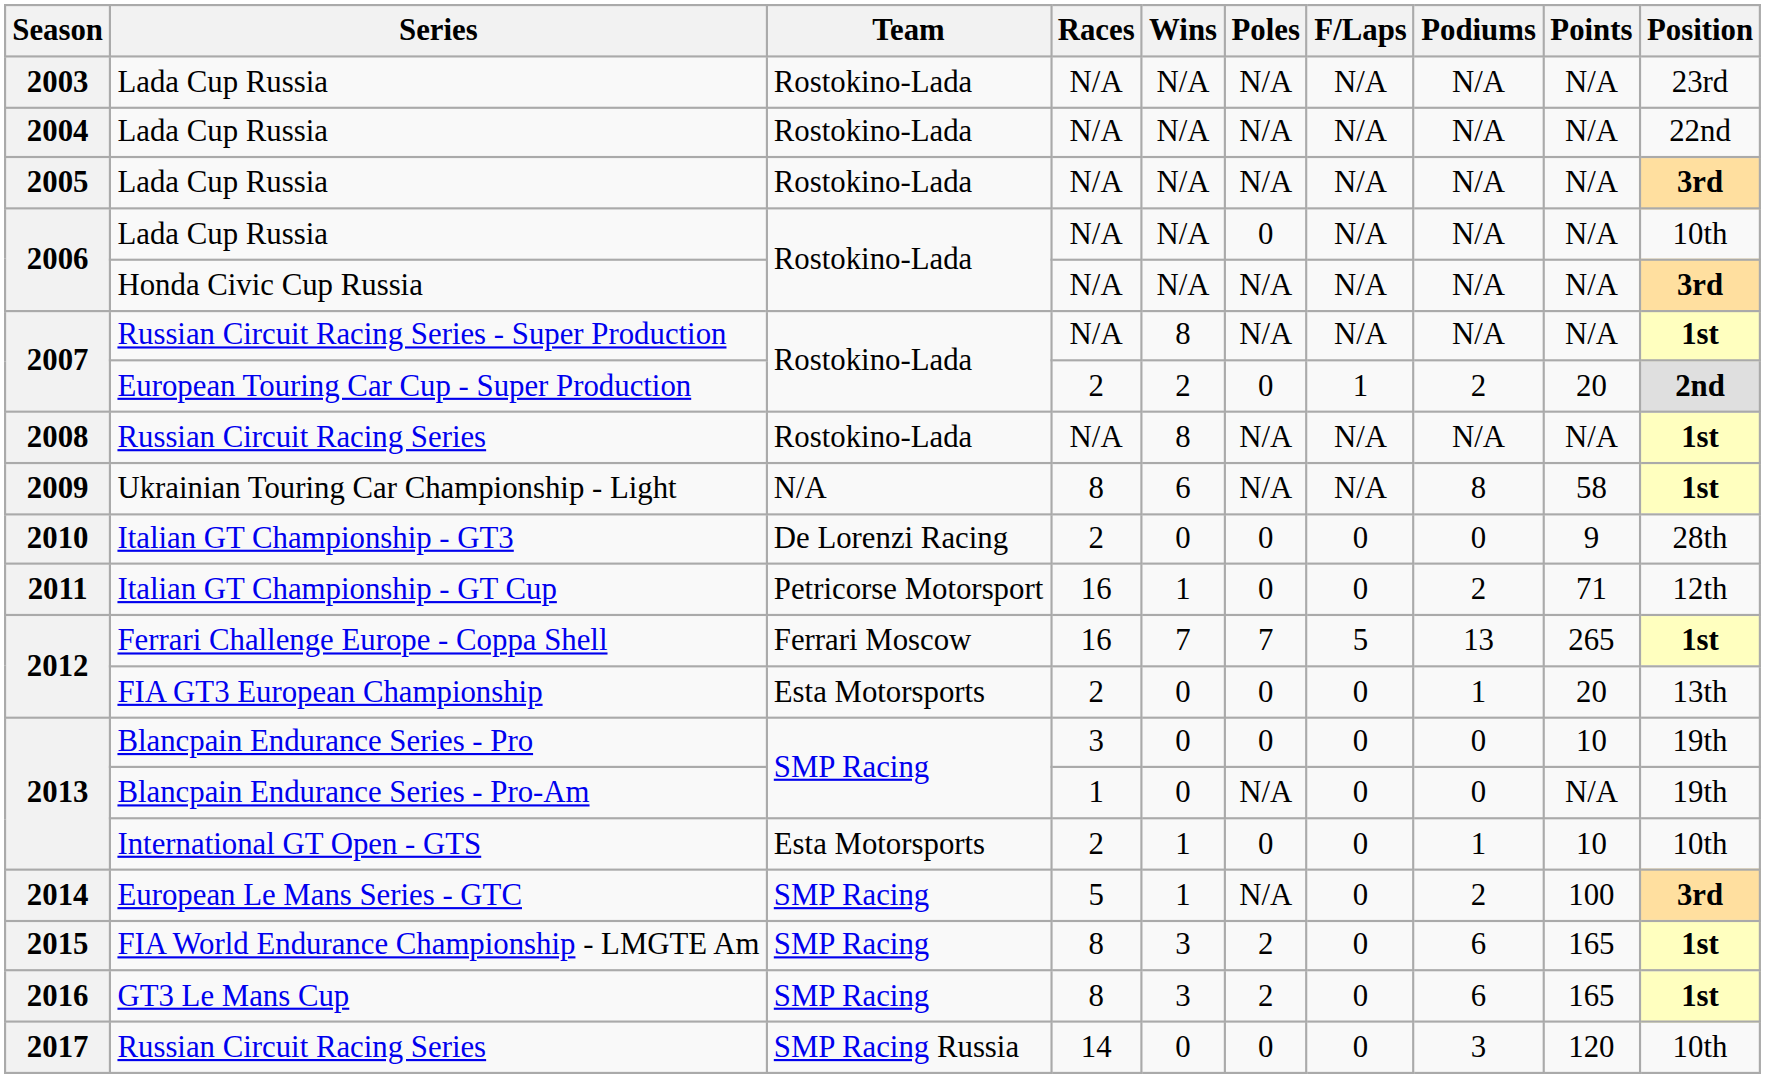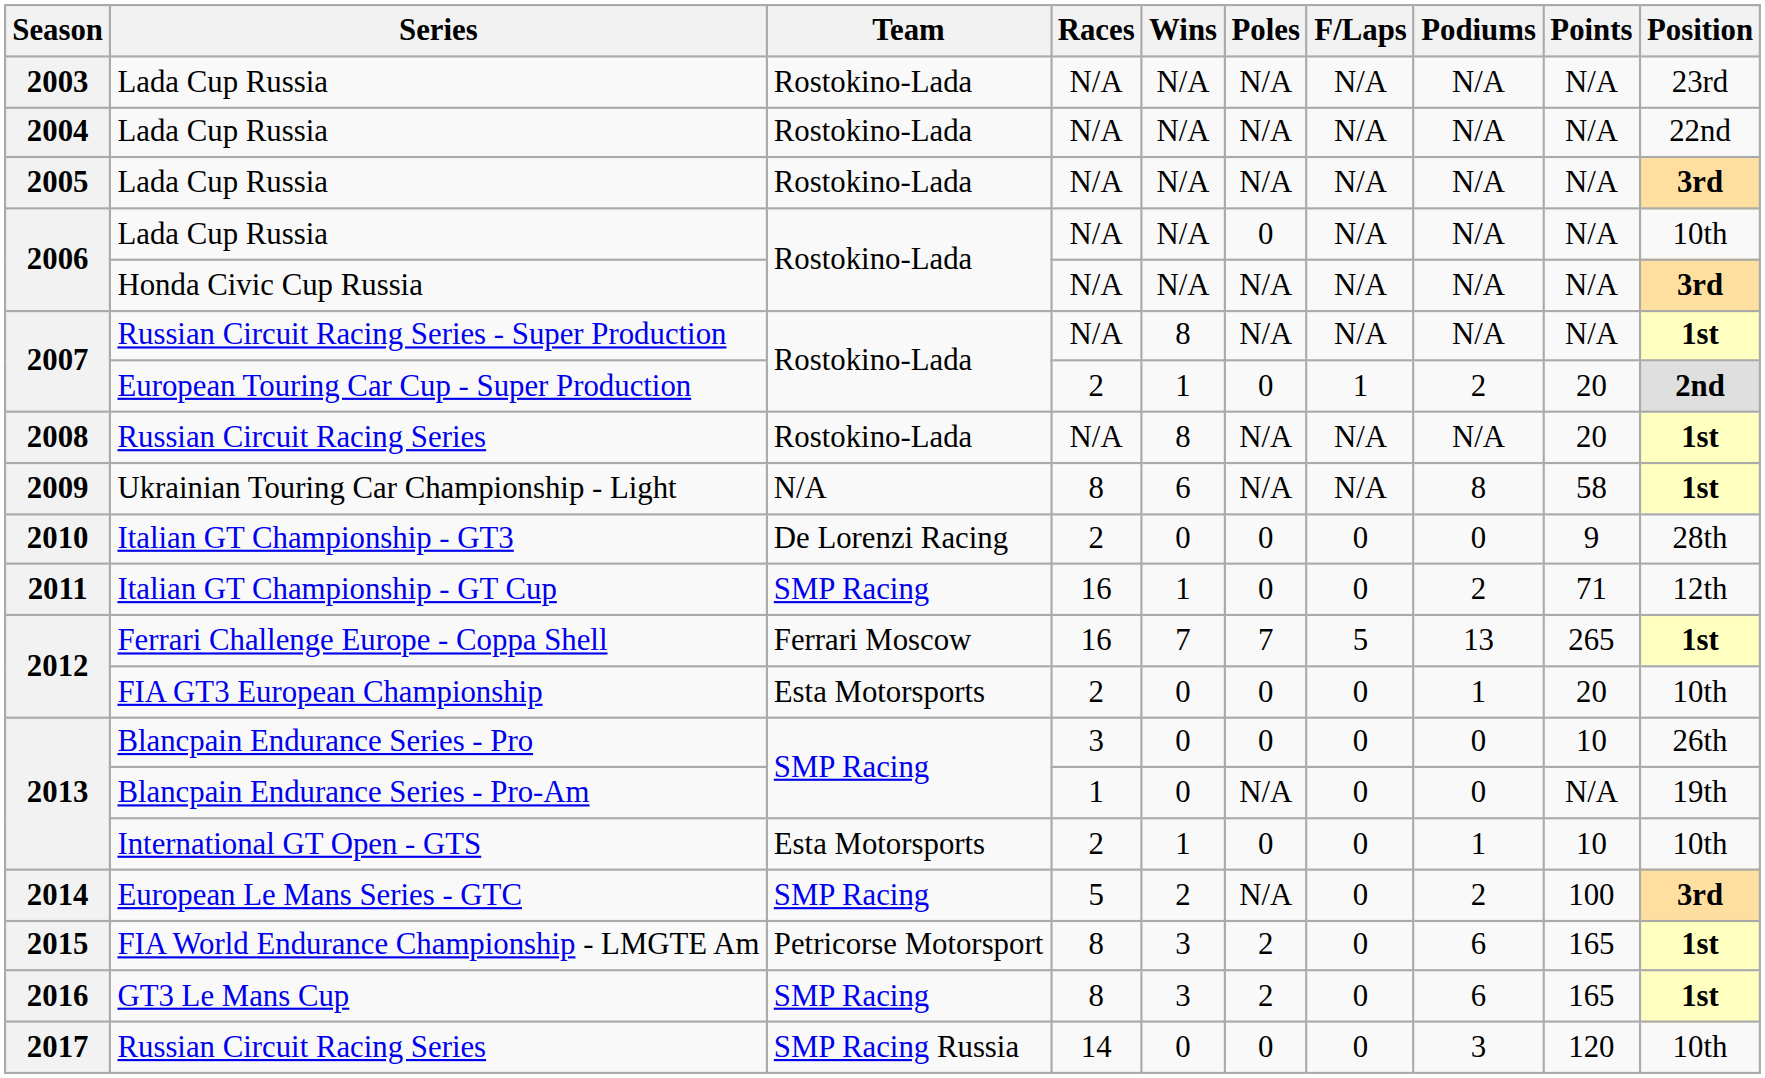(1183, 386) 2 -> (1183, 386) 1
(1591, 436) N/A -> (1591, 436) 20
(909, 589) Petricorse Motorsport -> (852, 589) SMP Racing
(1700, 691) 13th -> (1700, 691) 10th
(1700, 741) 19th -> (1700, 741) 26th
(1183, 894) 1 -> (1183, 894) 2
(852, 945) SMP Racing -> (909, 945) Petricorse Motorsport
